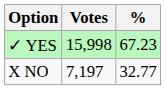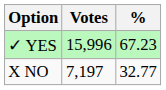(89, 44) 15,998 -> (89, 44) 15,996
